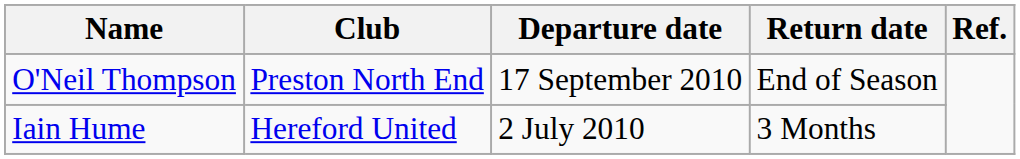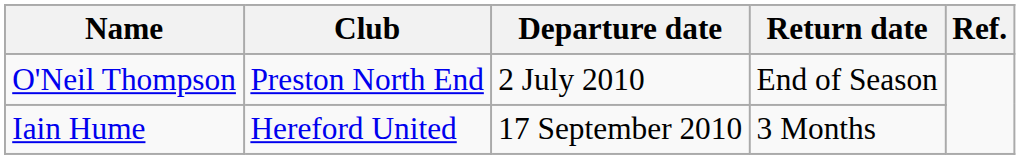(620, 79) 17 September 2010 -> (571, 79) 2 July 2010
(571, 128) 2 July 2010 -> (620, 128) 17 September 2010
